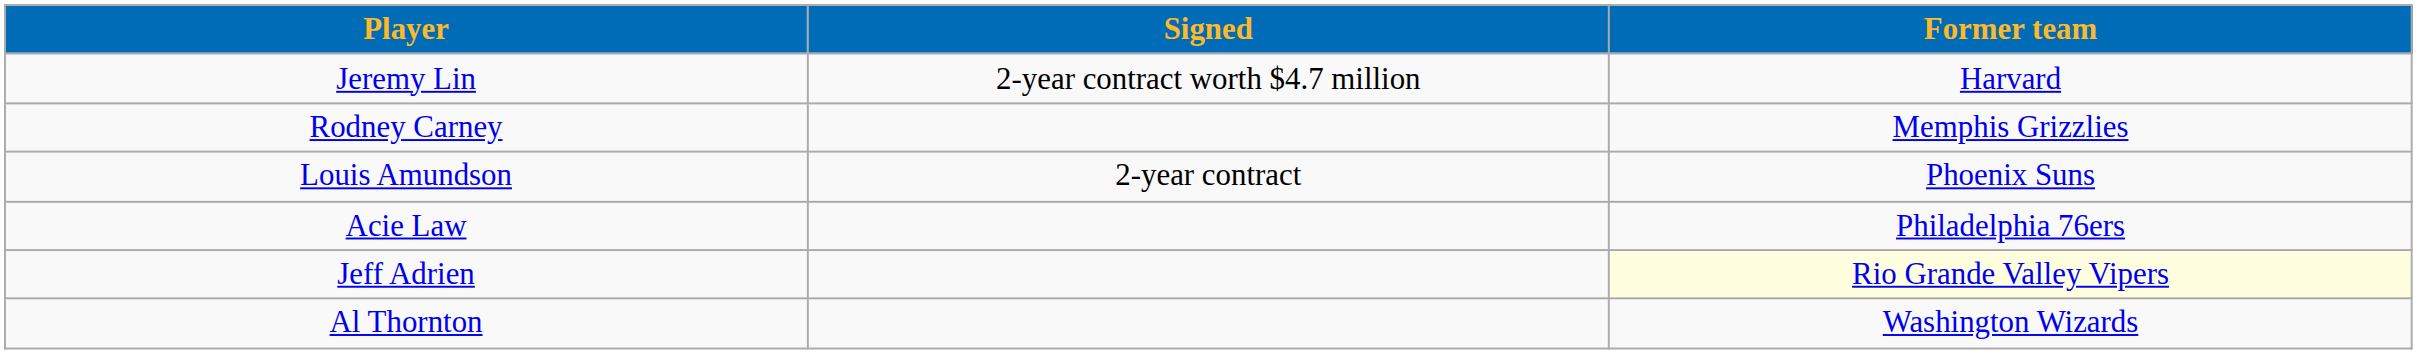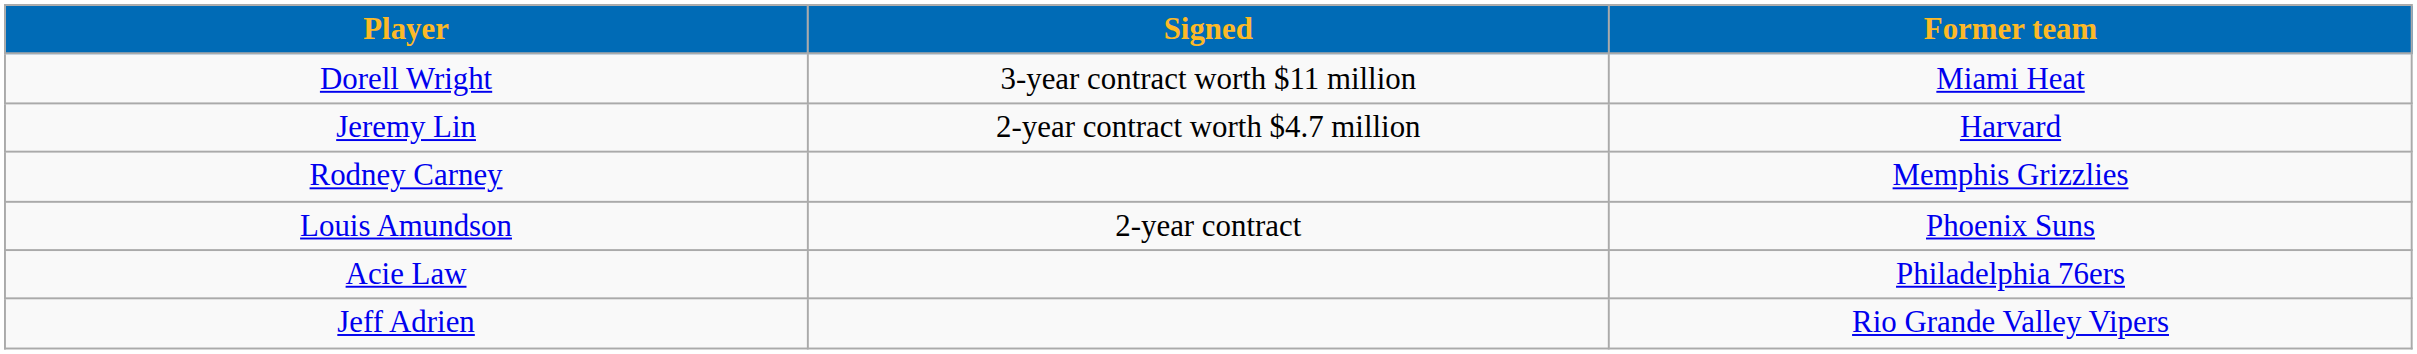+ row: (406, 77)
(2011, 273) lightyellow background -> (2011, 322) no background
- row: (406, 322)
